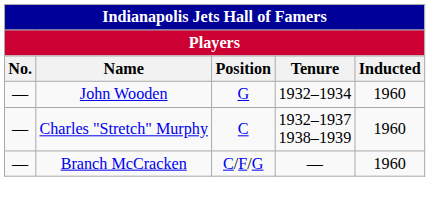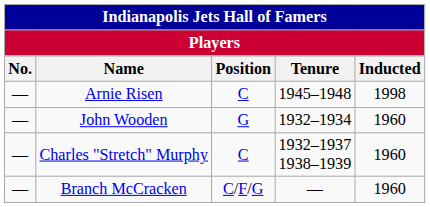+ row: (124, 94)
